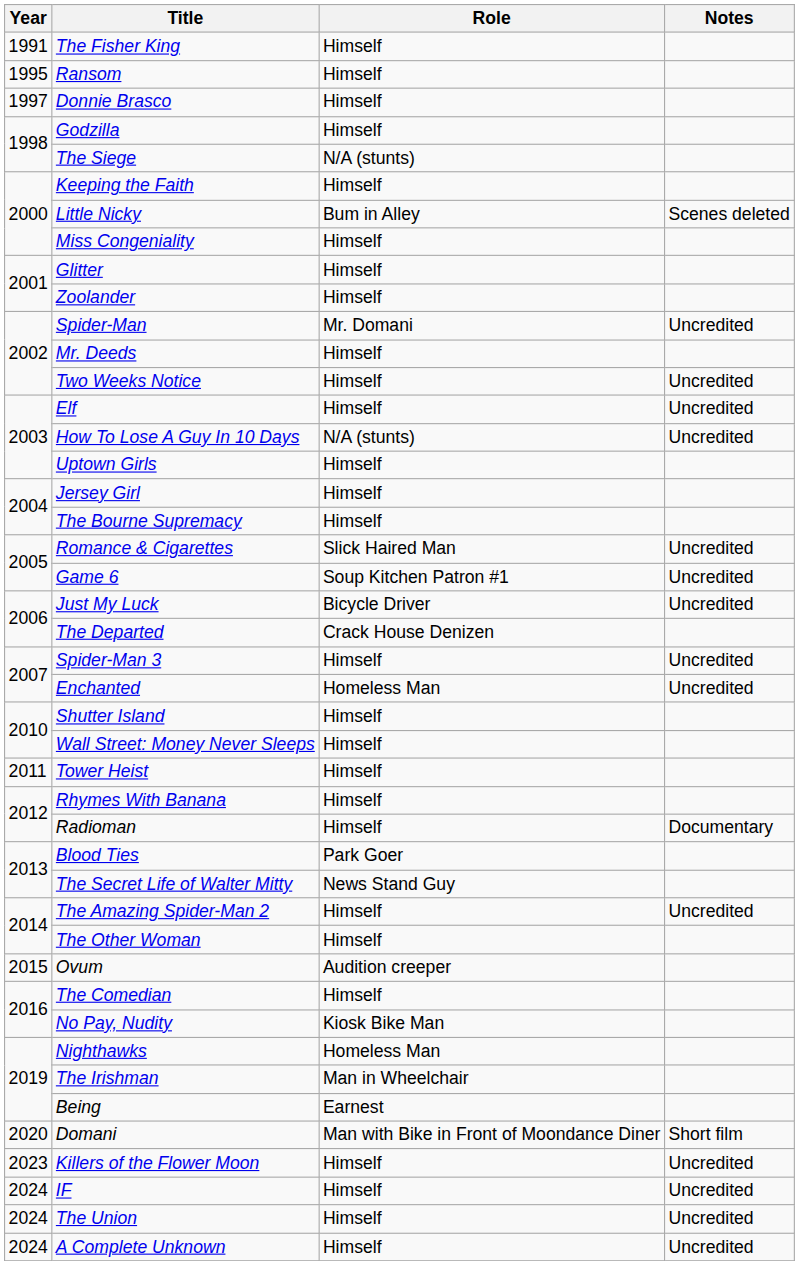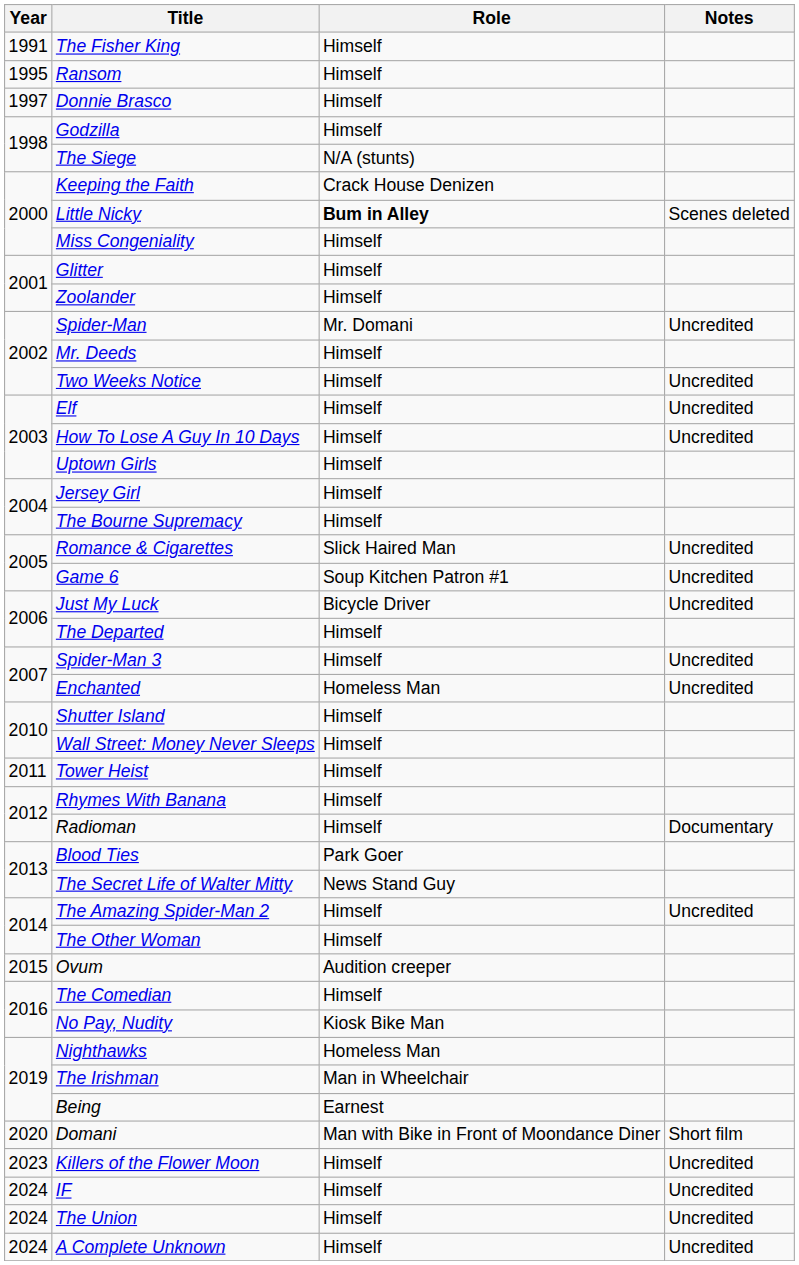(352, 185) Himself -> (408, 185) Crack House Denizen
(371, 213) normal -> (376, 213) bold
(369, 437) N/A (stunts) -> (352, 437) Himself
(408, 632) Crack House Denizen -> (352, 632) Himself
